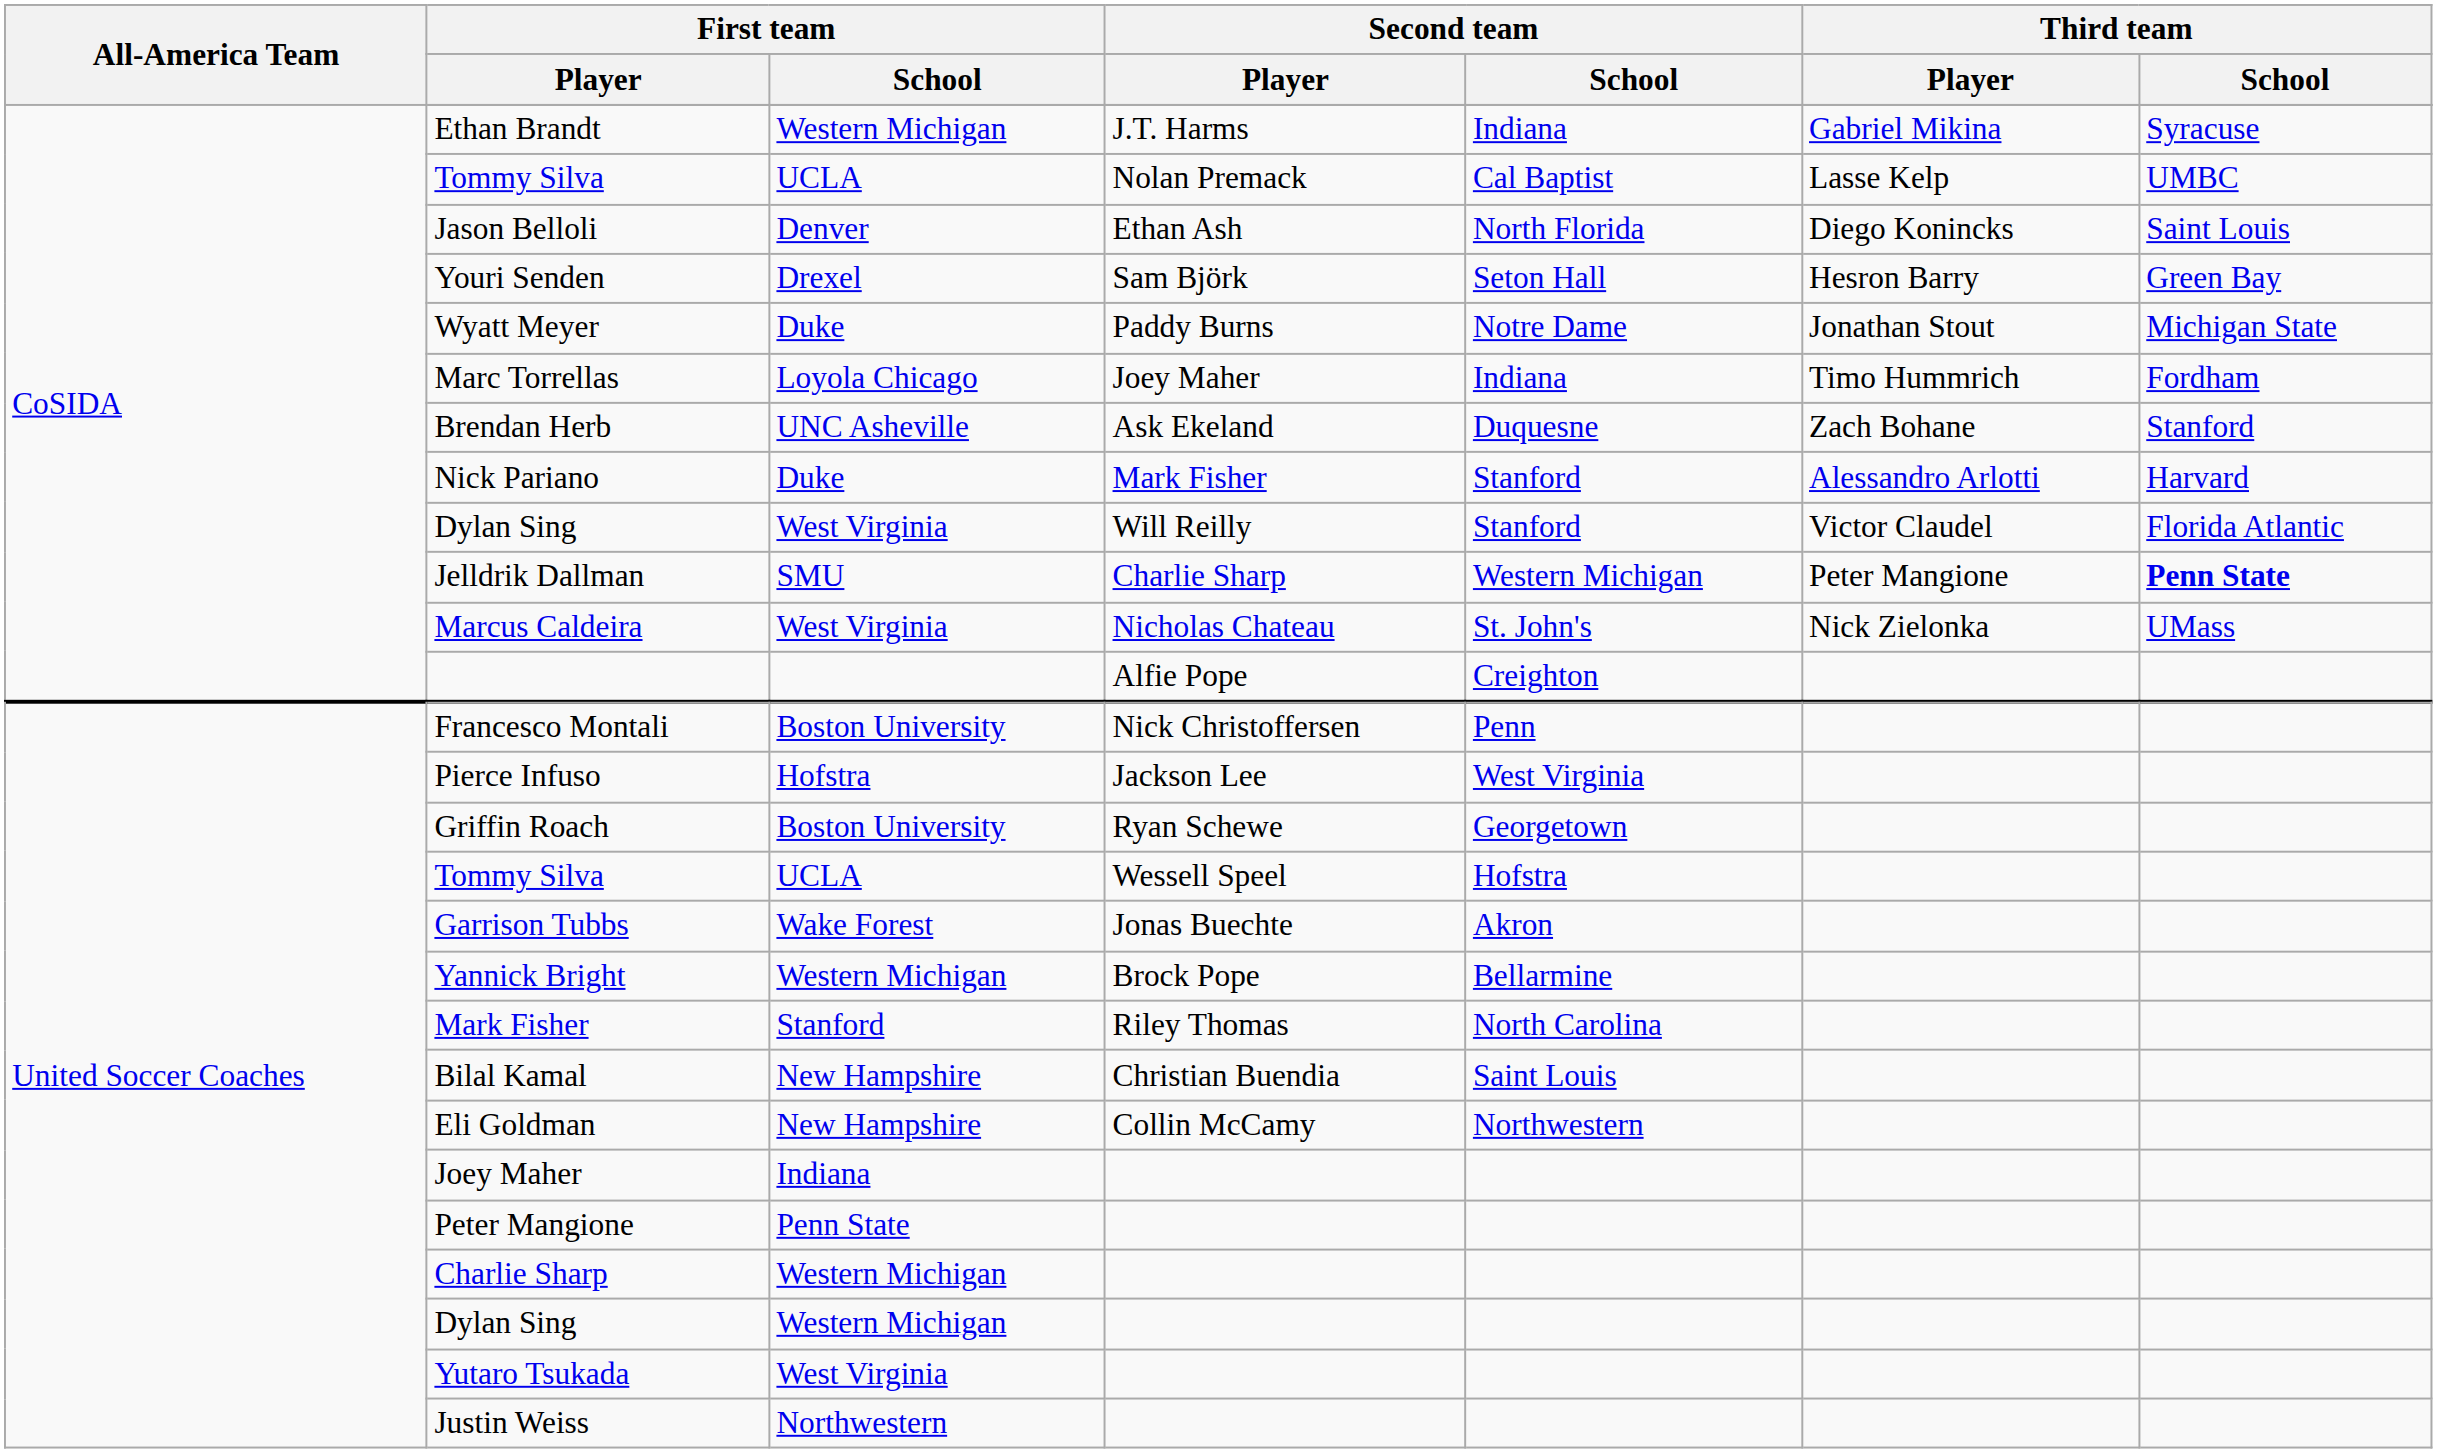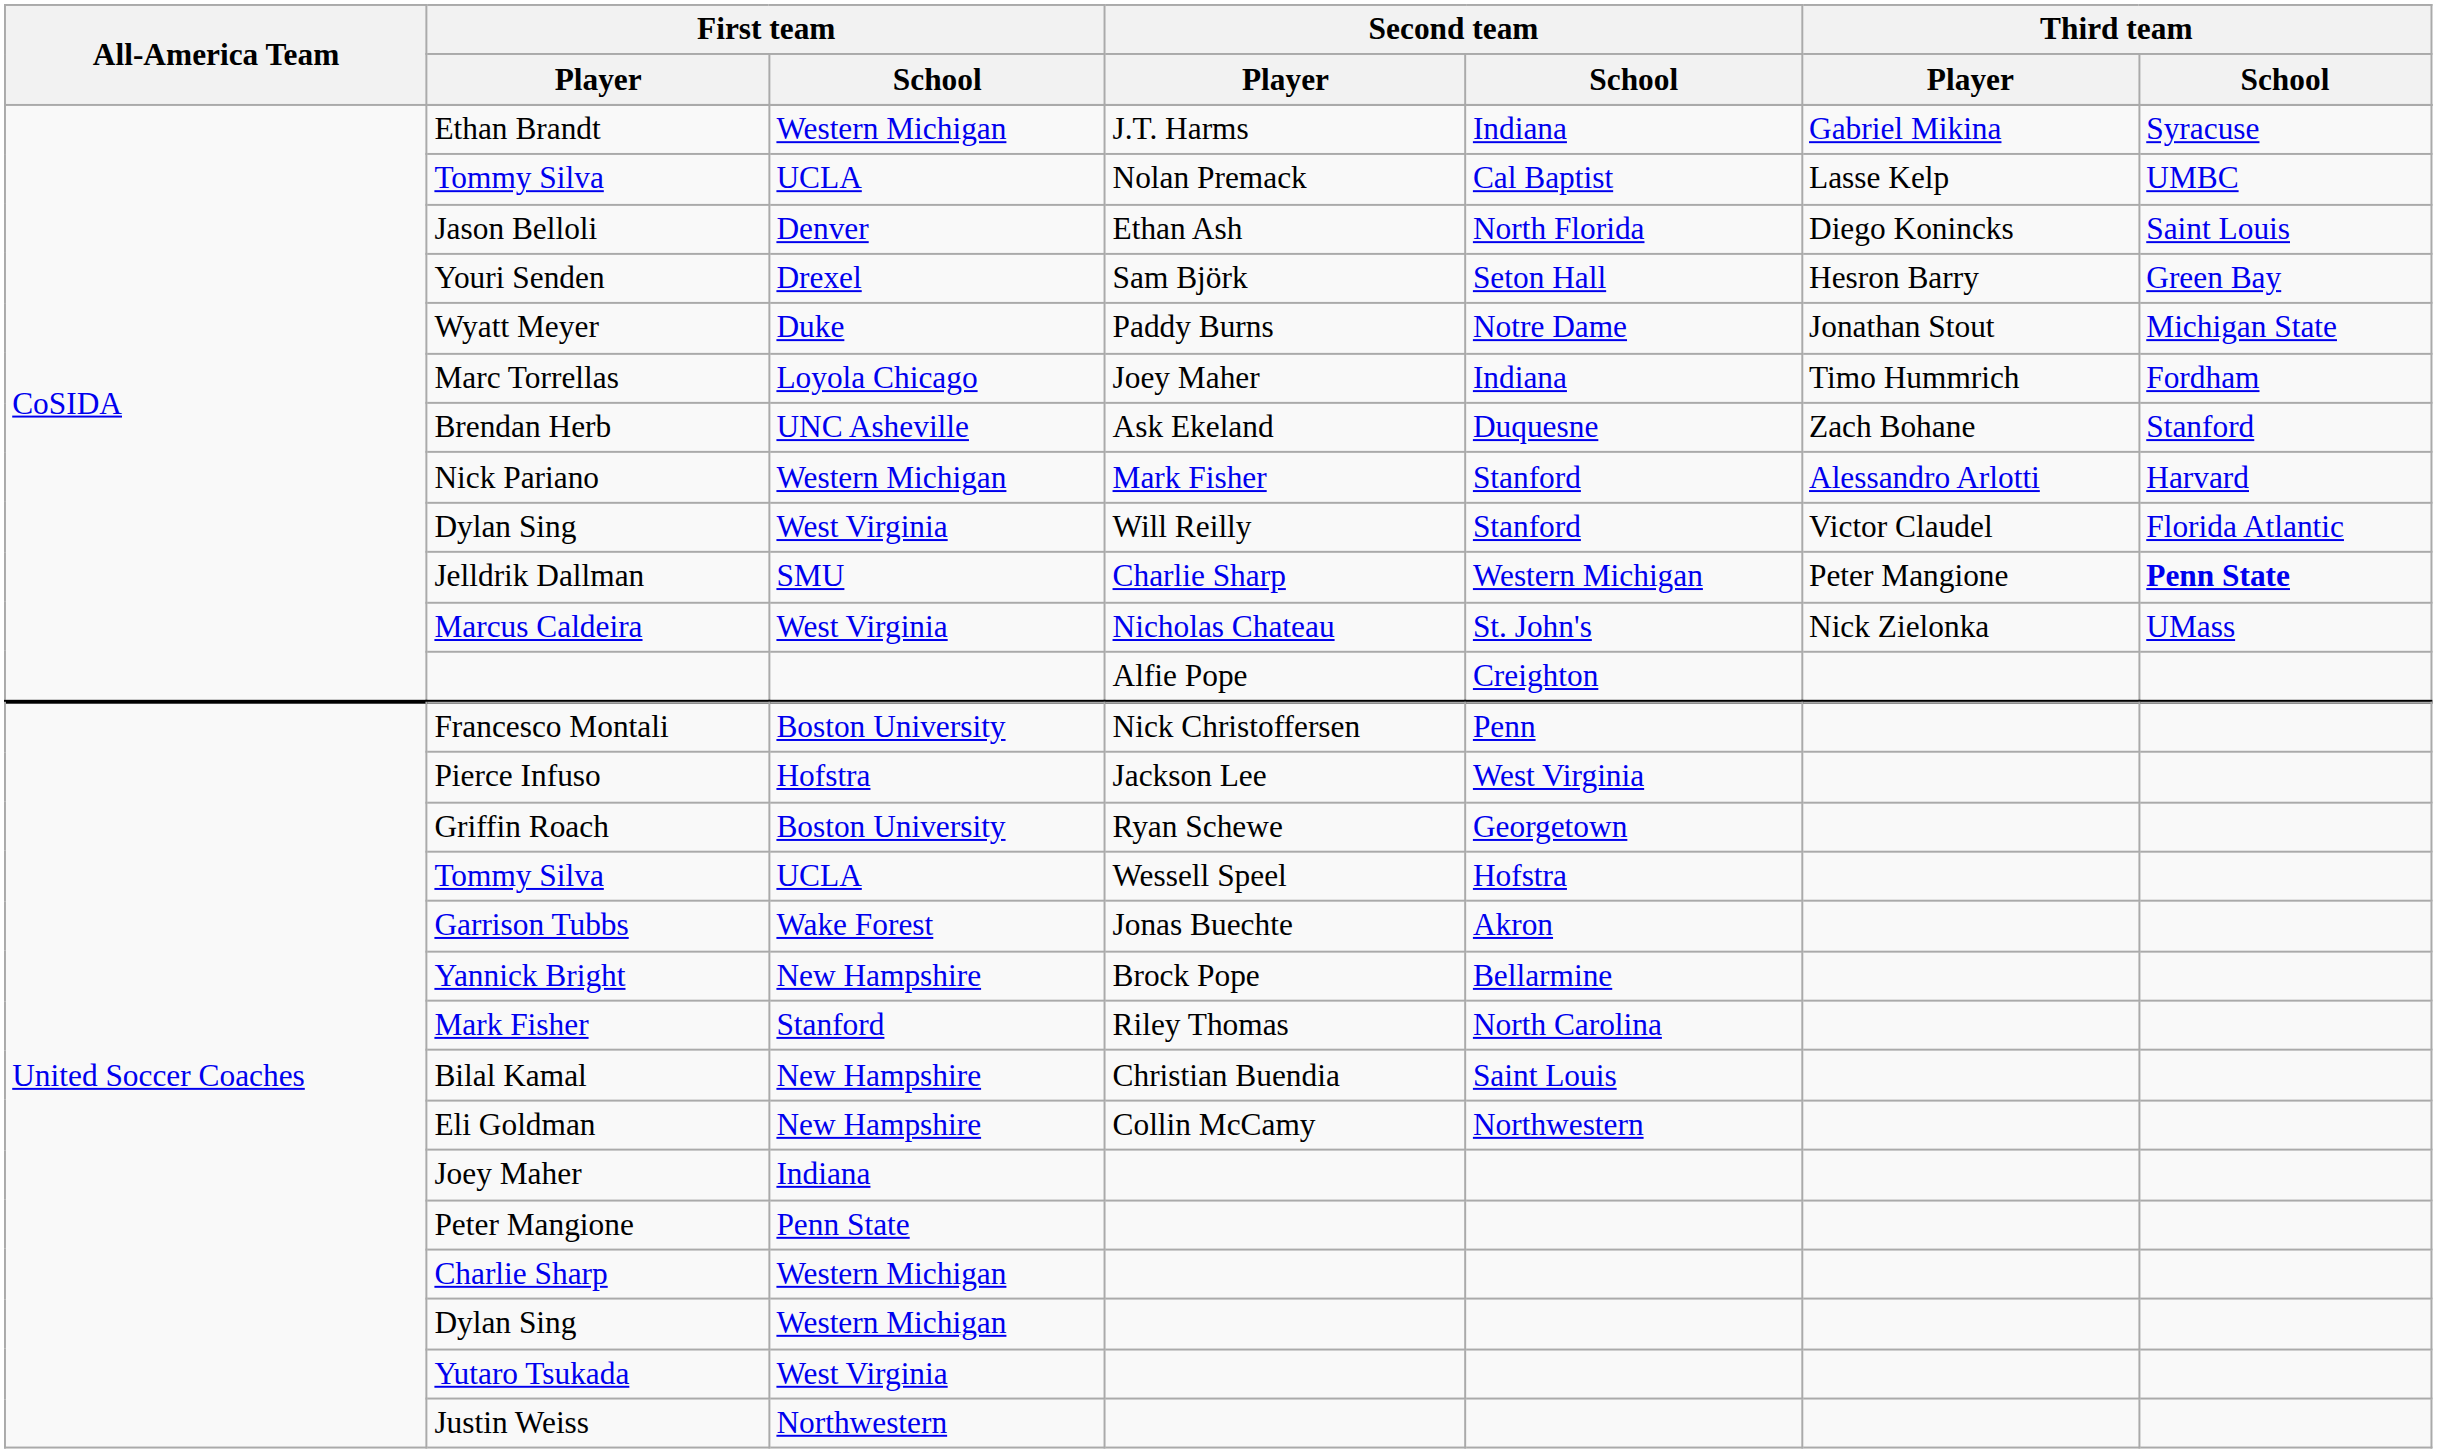(810, 476) Duke -> (891, 476) Western Michigan
(891, 975) Western Michigan -> (879, 975) New Hampshire
